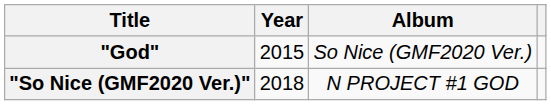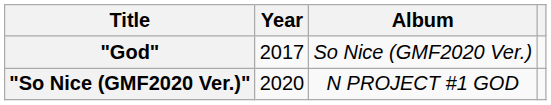(282, 52) 2015 -> (282, 52) 2017
(282, 83) 2018 -> (282, 83) 2020
